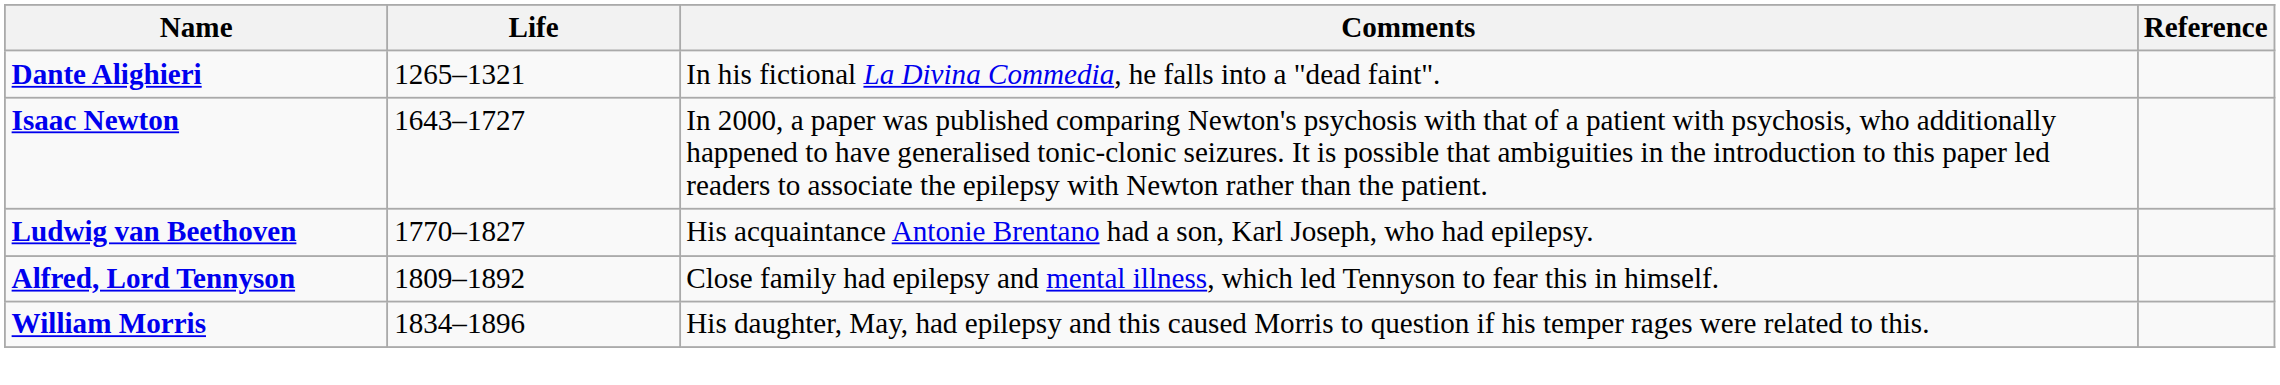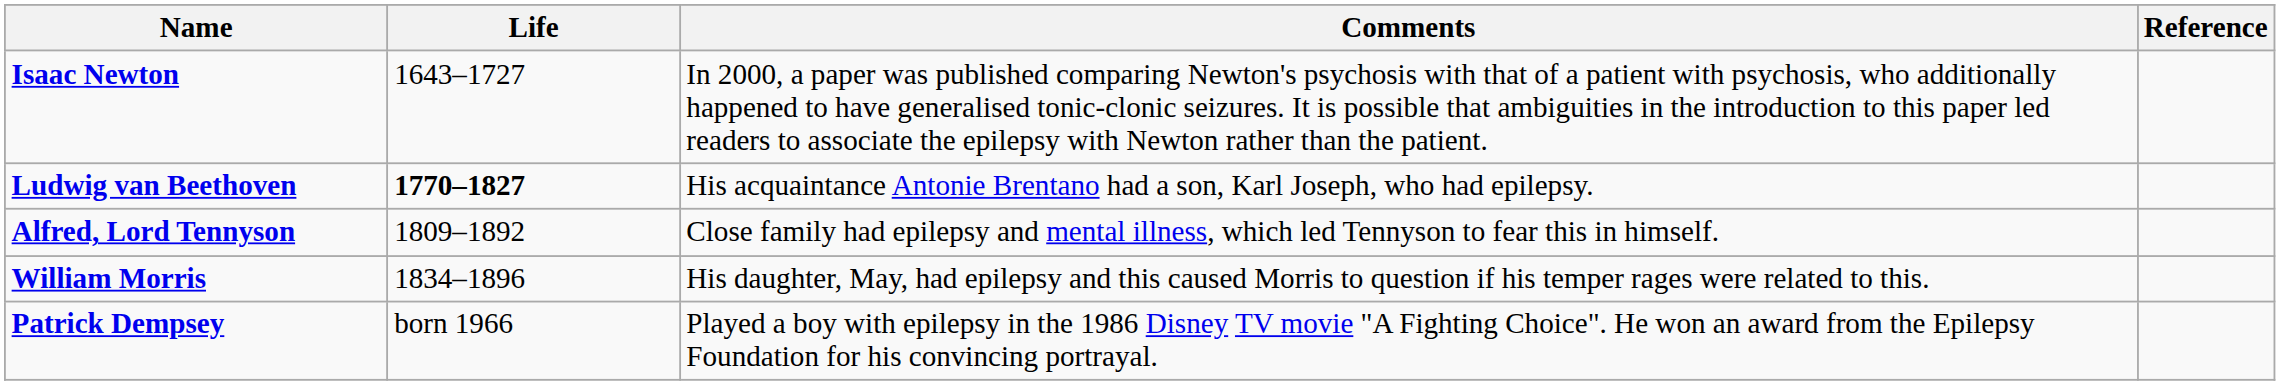- row: (107, 73)
(460, 231) normal -> (460, 185) bold
+ row: (118, 324)
